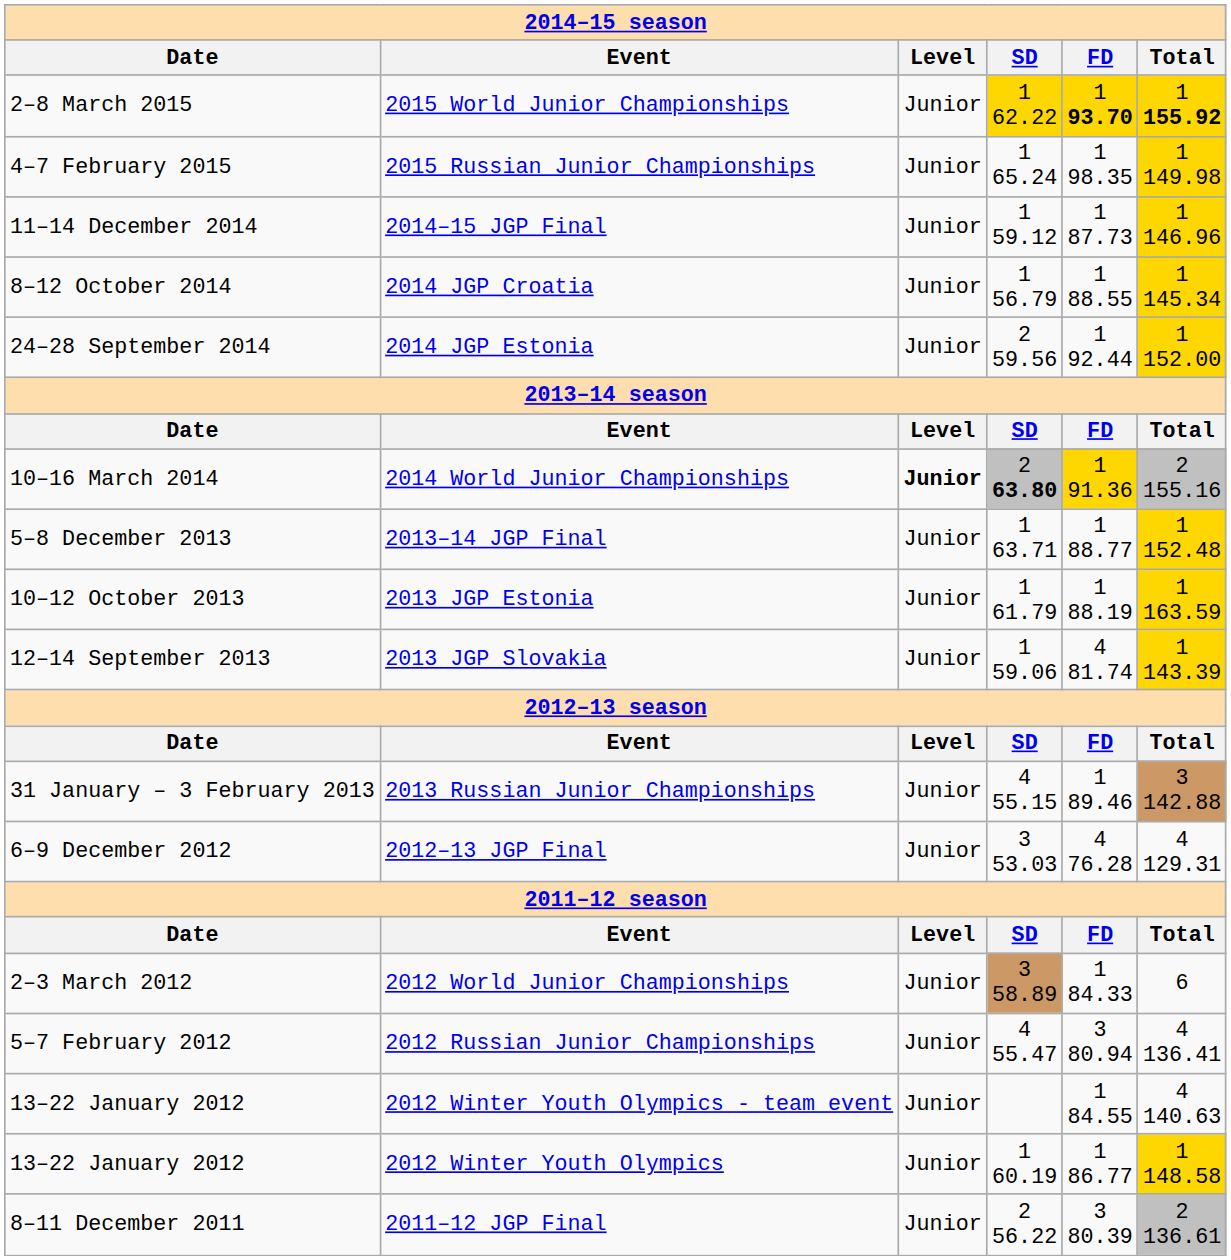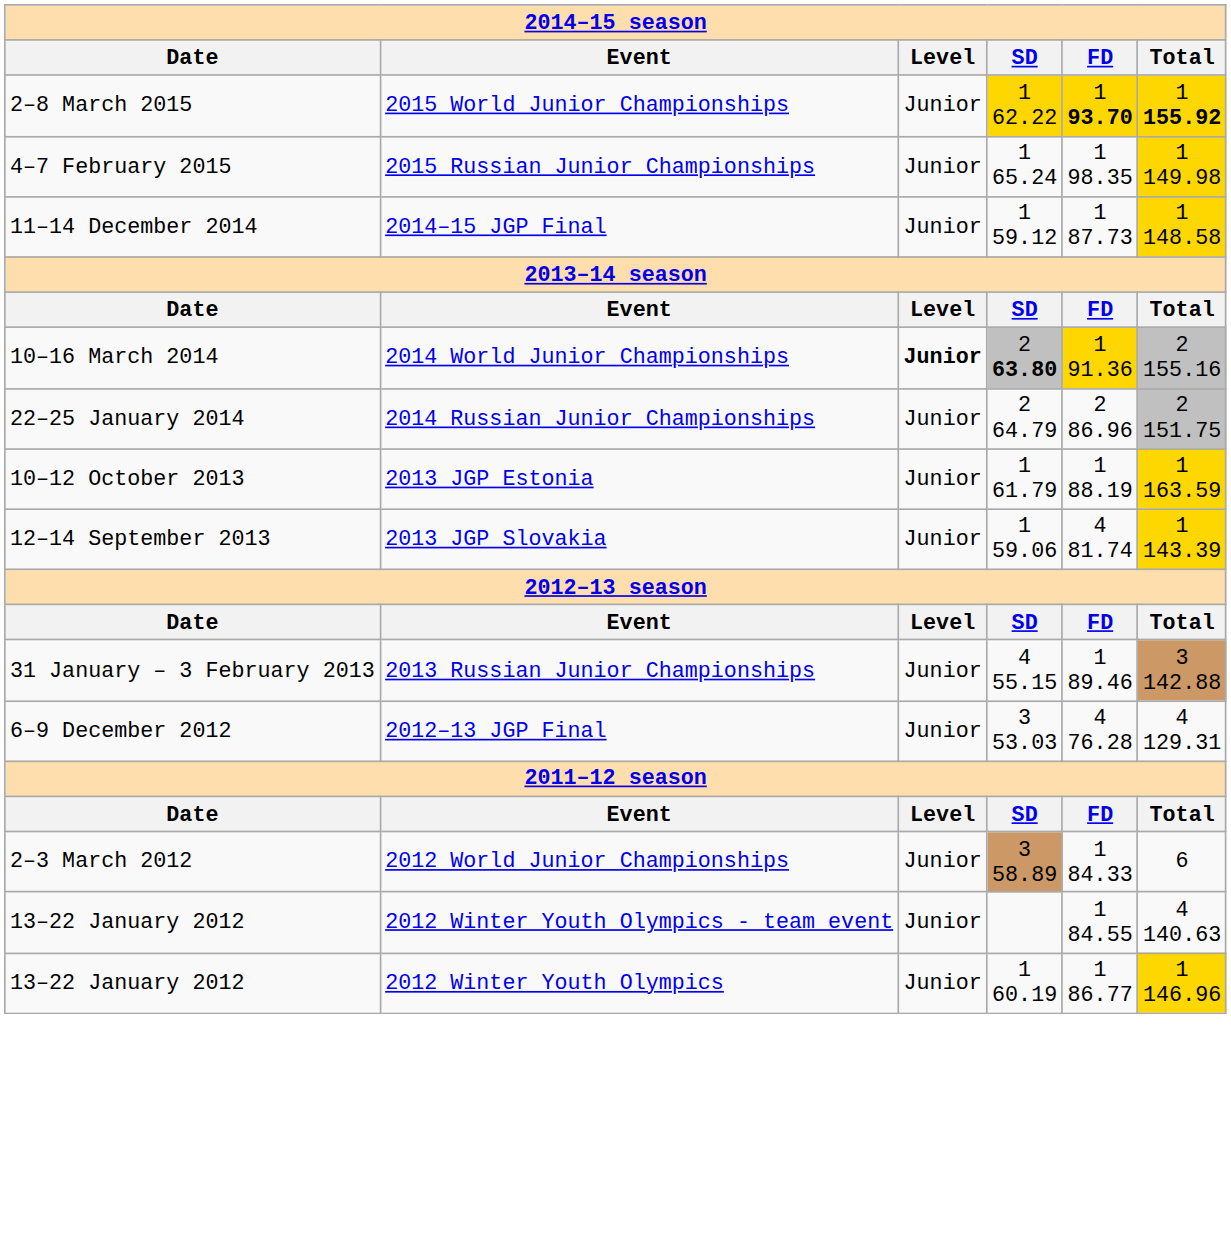(1182, 227) 1 146.96 -> (1182, 227) 1 148.58
- row: (489, 287)
- row: (489, 348)
+ row: (600, 418)
- row: (496, 539)
- row: (600, 1043)
(1182, 1164) 1 148.58 -> (1182, 983) 1 146.96
- row: (496, 1225)
